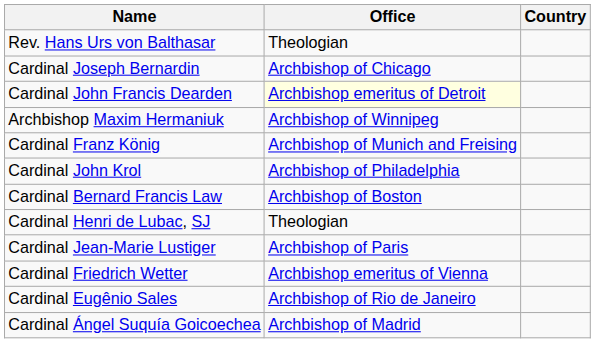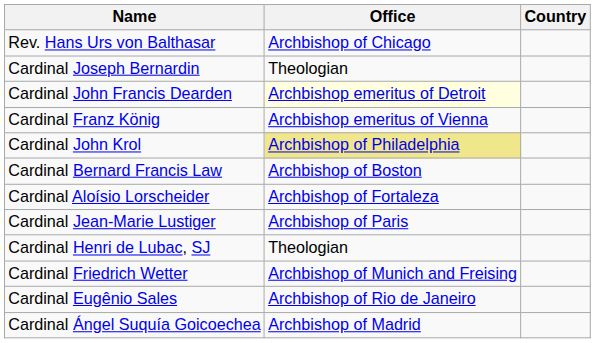(308, 42) Theologian -> (349, 42) Archbishop of Chicago
(349, 68) Archbishop of Chicago -> (308, 68) Theologian
- row: (116, 119)
(393, 145) Archbishop of Munich and Freising -> (378, 119) Archbishop emeritus of Vienna
(364, 171) no background -> (364, 145) khaki background
+ row: (109, 196)
rows swapped: (109, 222) <-> (112, 247)
(378, 273) Archbishop emeritus of Vienna -> (393, 273) Archbishop of Munich and Freising
